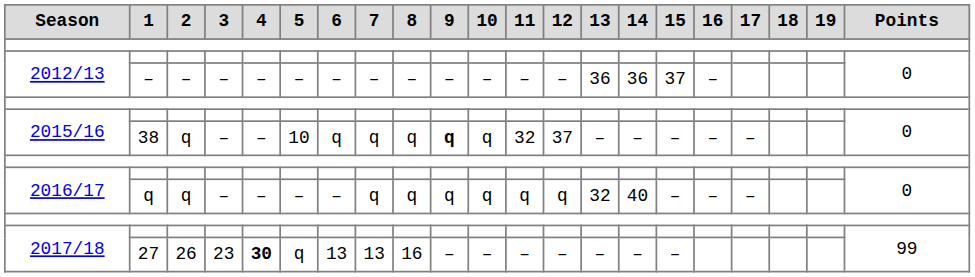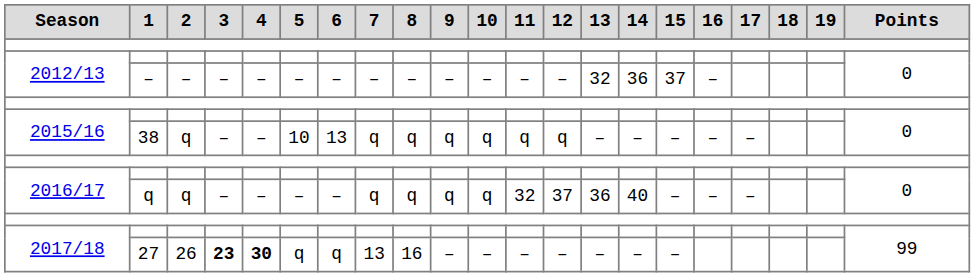(600, 79) 36 -> (600, 79) 32
(337, 137) q -> (337, 137) 13
(449, 137) bold -> (449, 137) normal
(525, 137) 32 -> (525, 137) q
(562, 137) 37 -> (562, 137) q
(525, 196) q -> (525, 196) 32
(562, 196) q -> (562, 196) 37
(600, 196) 32 -> (600, 196) 36
(224, 254) normal -> (224, 254) bold
(337, 254) 13 -> (337, 254) q
